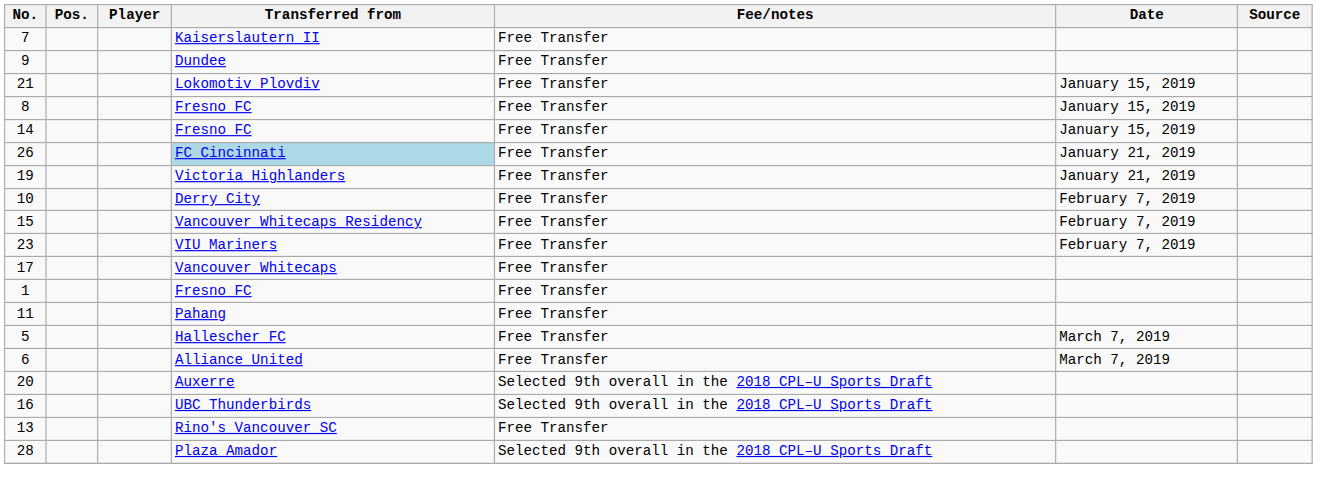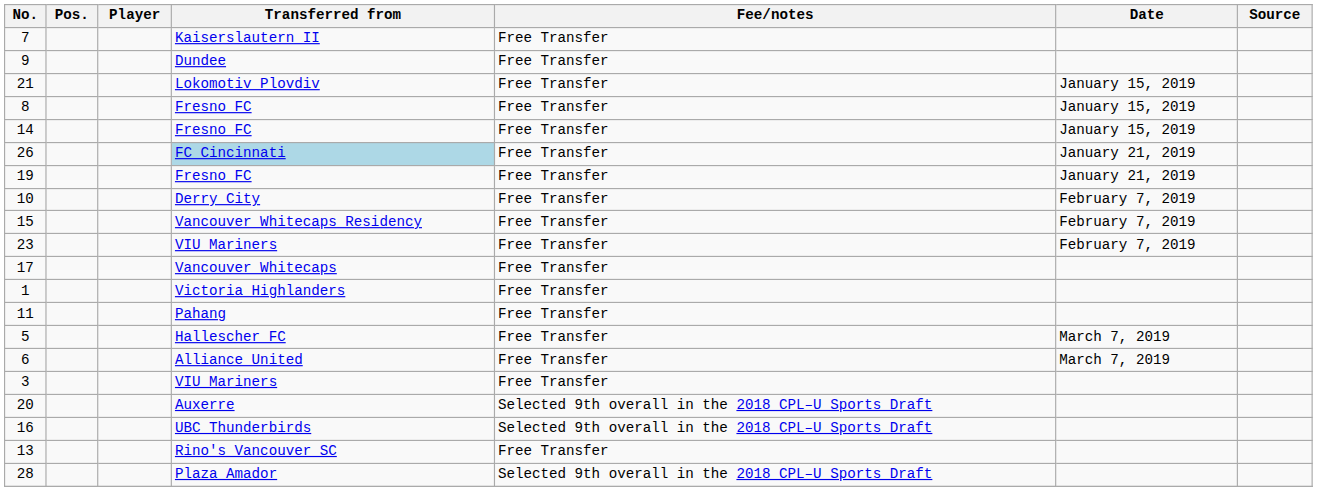(260, 177) Victoria Highlanders -> (213, 177) Fresno FC
(213, 292) Fresno FC -> (260, 292) Victoria Highlanders
+ row: (25, 383)
